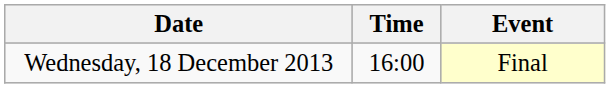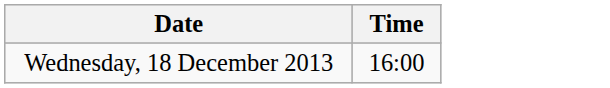- column: (523, 23)
